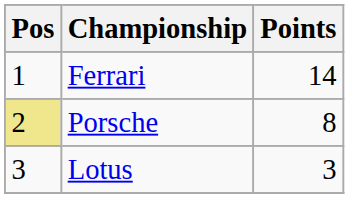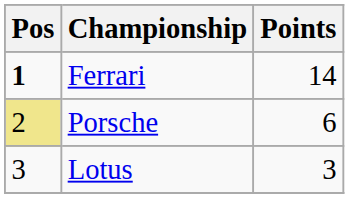(19, 75) normal -> (19, 75) bold
(329, 122) 8 -> (329, 122) 6
